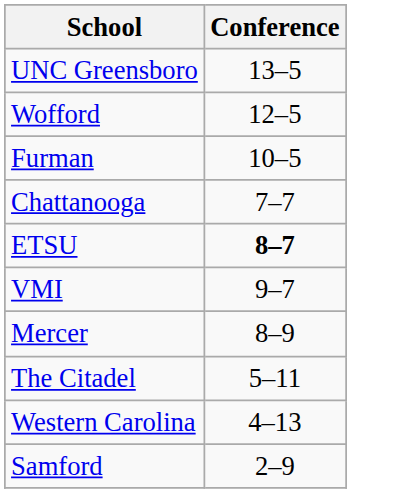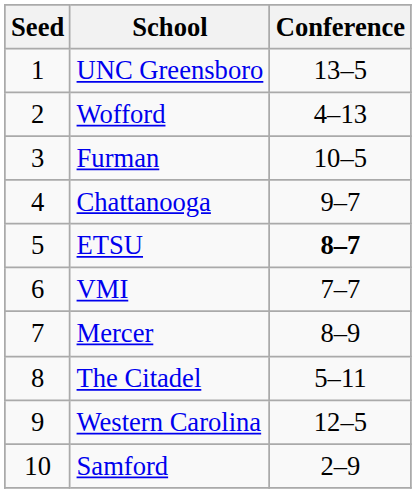+ column: (38, 26)
(275, 114) 12–5 -> (340, 114) 4–13
(275, 202) 7–7 -> (340, 202) 9–7
(275, 289) 9–7 -> (340, 289) 7–7
(275, 421) 4–13 -> (340, 421) 12–5
